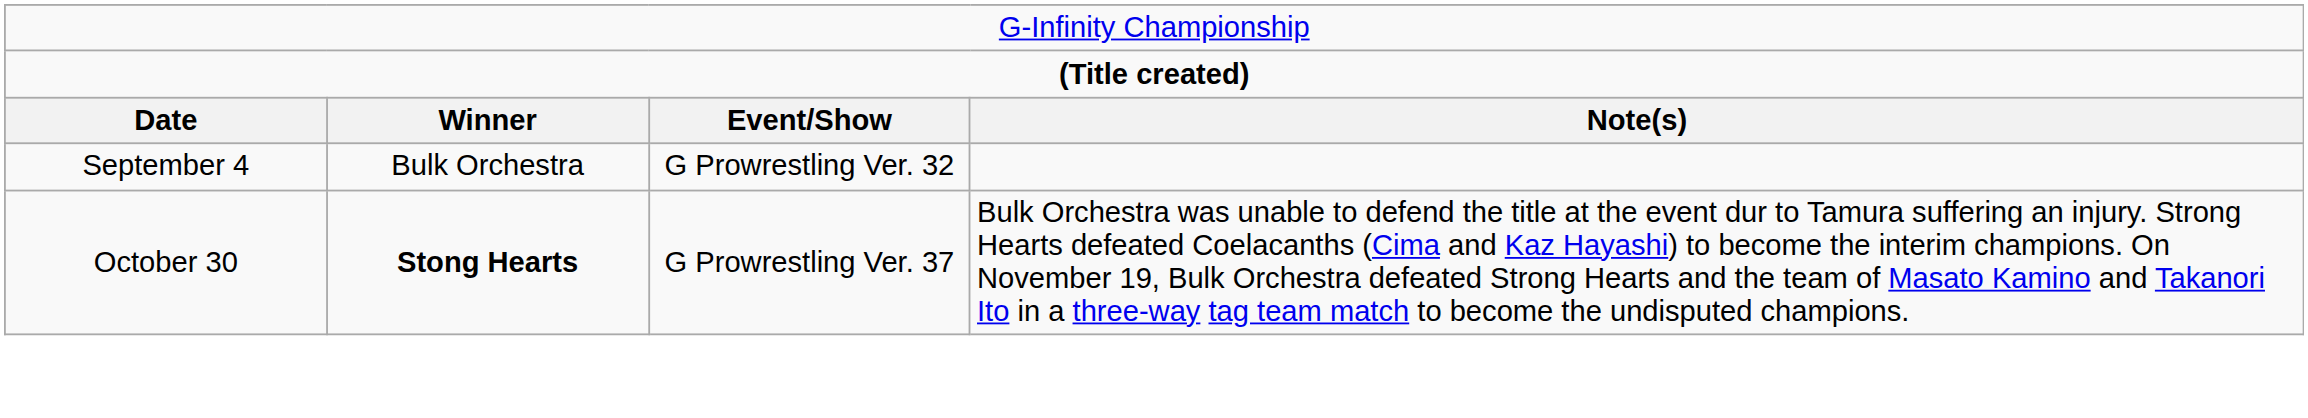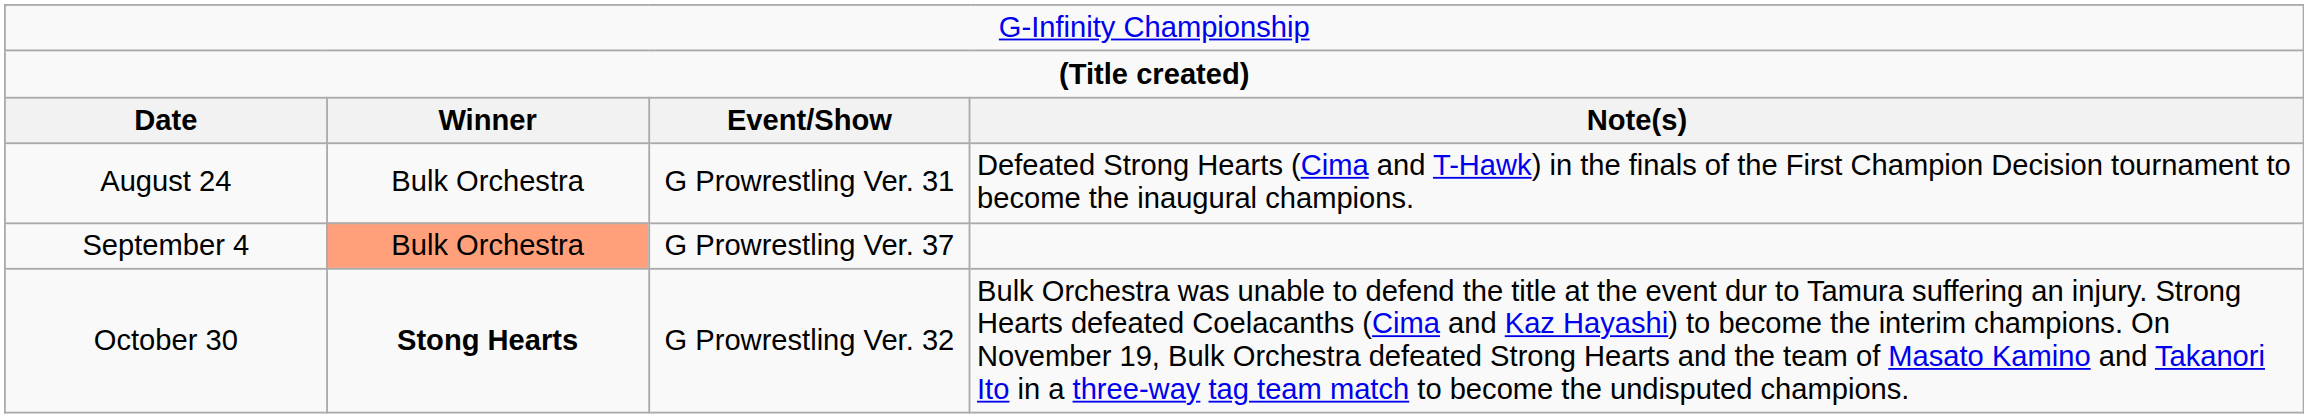+ row: (166, 182)
(488, 166) no background -> (488, 245) lightsalmon background
(809, 166) G Prowrestling Ver. 32 -> (809, 245) G Prowrestling Ver. 37
(809, 261) G Prowrestling Ver. 37 -> (809, 340) G Prowrestling Ver. 32
